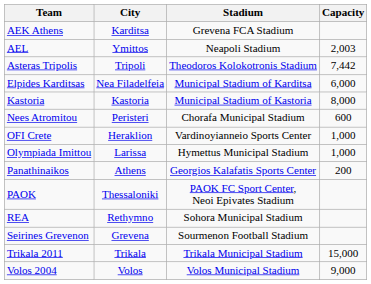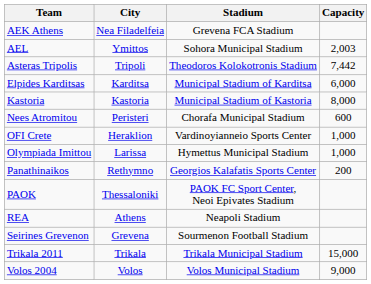(130, 30) Karditsa -> (130, 30) Nea Filadelfeia
(243, 48) Neapoli Stadium -> (243, 48) Sohora Municipal Stadium
(130, 83) Nea Filadelfeia -> (130, 83) Karditsa
(130, 170) Athens -> (130, 170) Rethymno
(130, 218) Rethymno -> (130, 218) Athens
(243, 218) Sohora Municipal Stadium -> (243, 218) Neapoli Stadium
